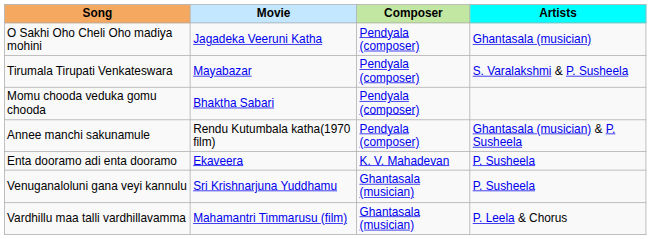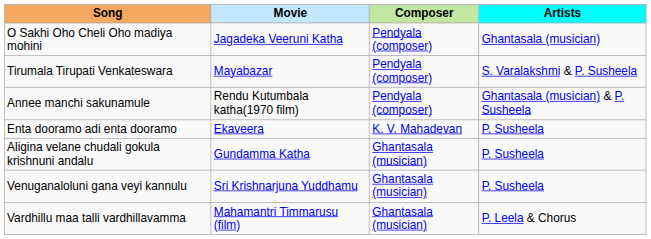- row: (82, 103)
+ row: (83, 154)
